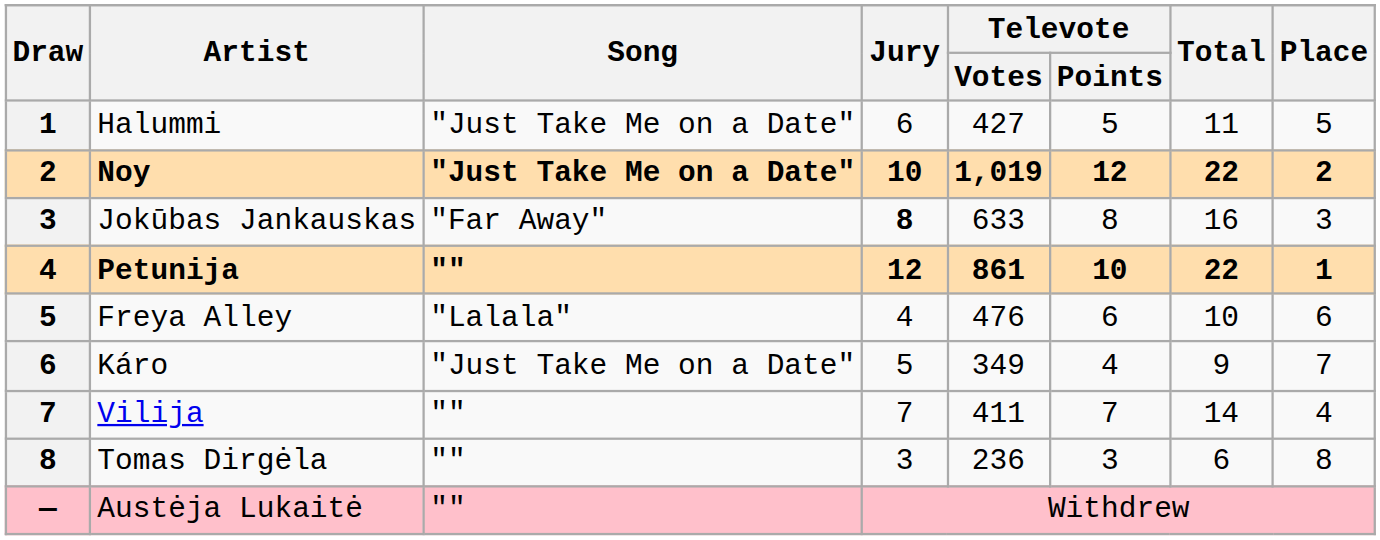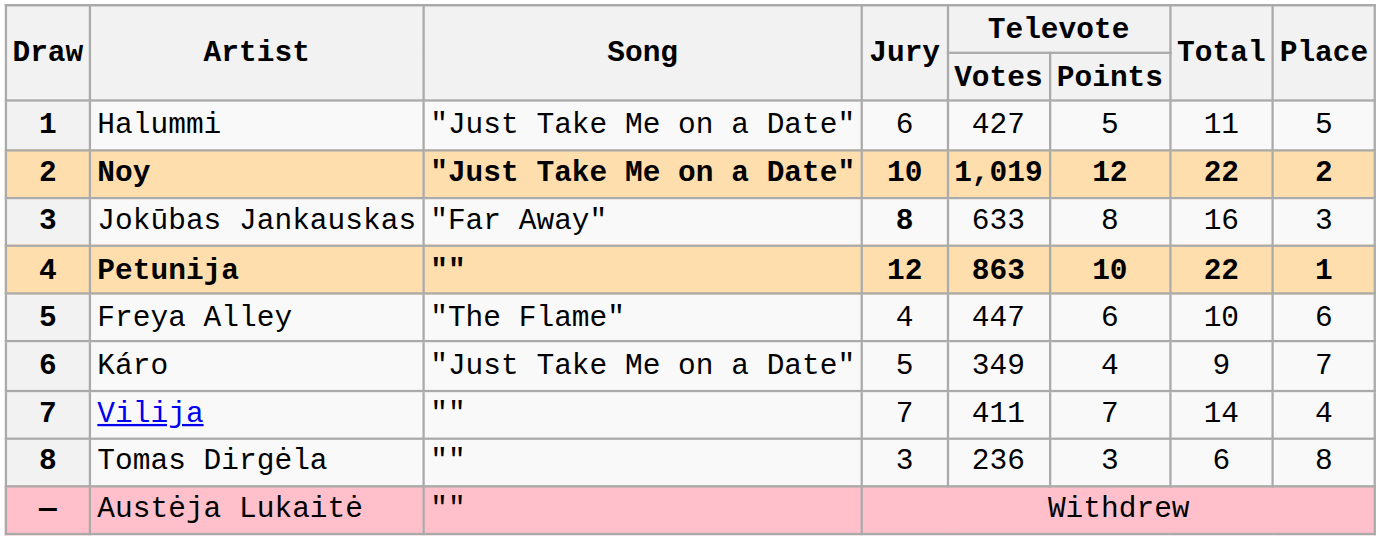(998, 270) 861 -> (998, 270) 863
(501, 318) "Lalala" -> (528, 318) "The Flame"
(998, 318) 476 -> (998, 318) 447
